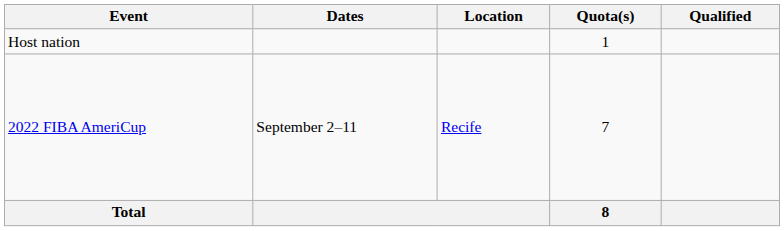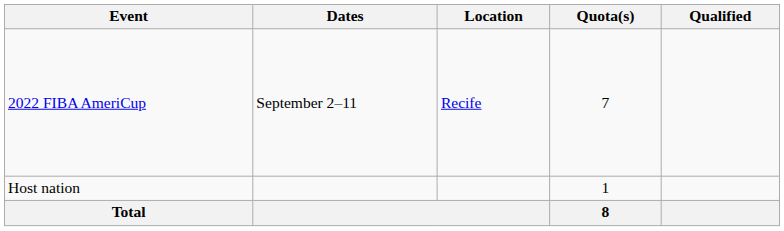rows swapped: (44, 41) <-> (77, 127)
